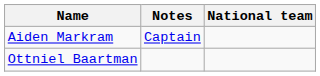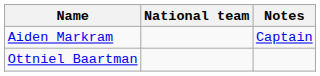columns swapped: (260, 16) <-> (172, 16)
